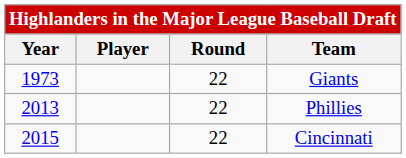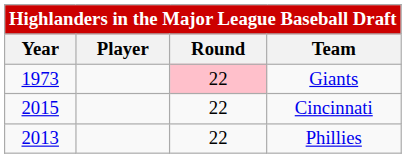(218, 78) no background -> (218, 78) pink background
rows swapped: (334, 108) <-> (334, 138)
